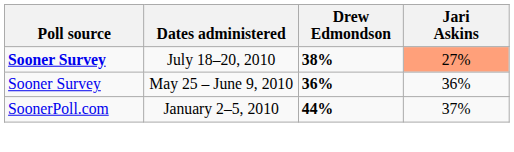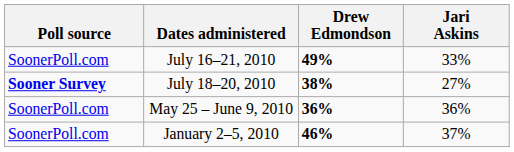+ row: (221, 59)
(456, 59) lightsalmon background -> (456, 84) no background
(54, 84) Sooner Survey -> (58, 109) SoonerPoll.com
(318, 109) 44% -> (318, 134) 46%
